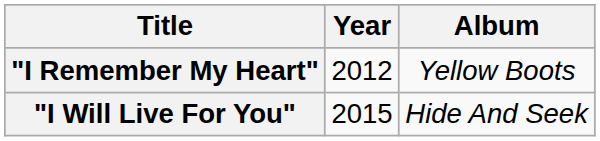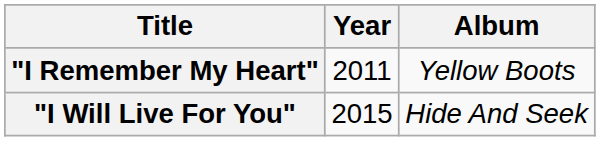(362, 69) 2012 -> (362, 69) 2011
